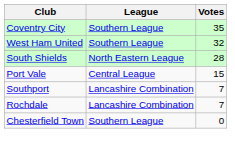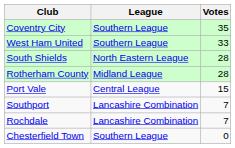(219, 43) 32 -> (223, 43) 33
+ row: (48, 74)
